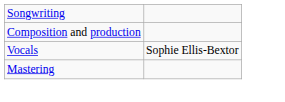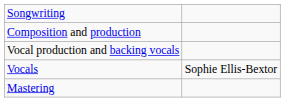+ row: (93, 50)
